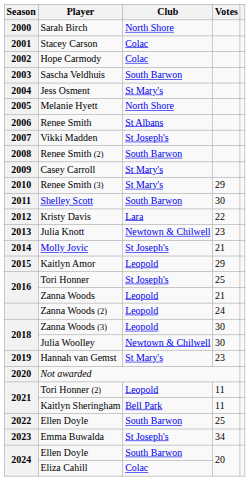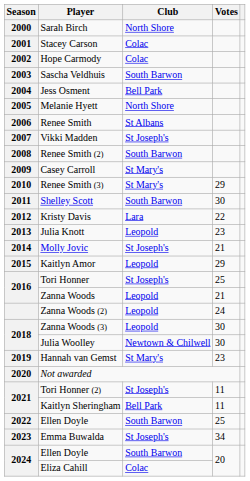(144, 91) St Mary's -> (144, 91) Bell Park
(168, 232) Newtown & Chilwell -> (142, 232) Leopold
(142, 389) Leopold -> (147, 389) St Joseph's
